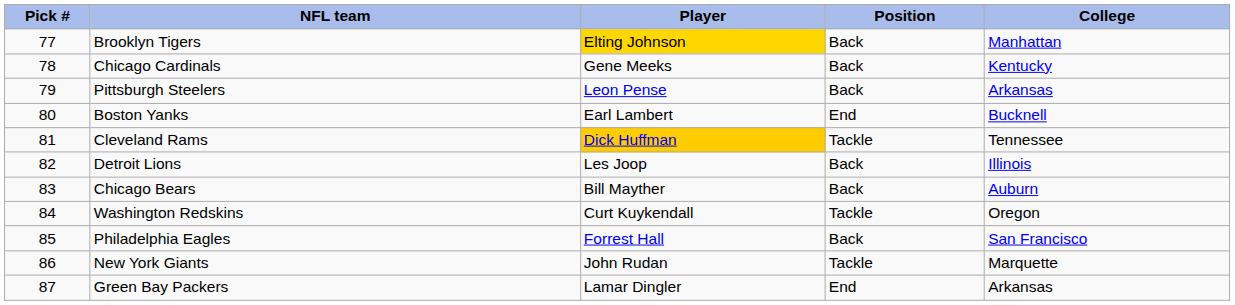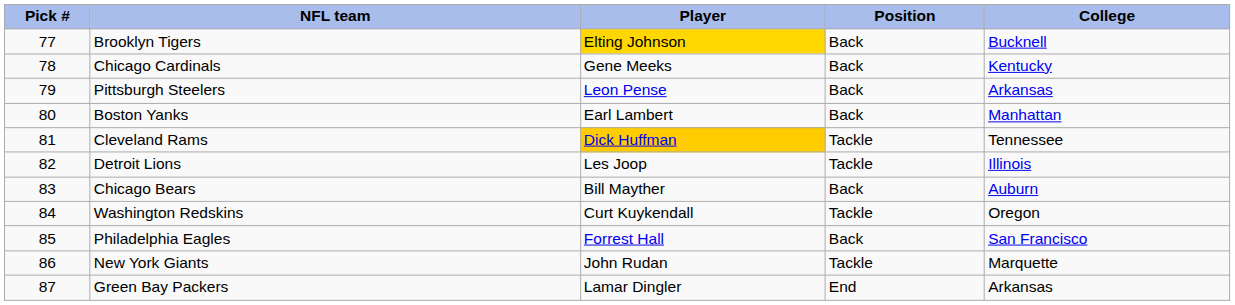(1025, 41) Manhattan -> (1017, 41) Bucknell
(843, 115) End -> (846, 115) Back
(1017, 115) Bucknell -> (1025, 115) Manhattan
(846, 164) Back -> (851, 164) Tackle
